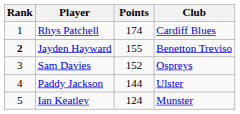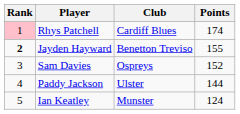columns swapped: (194, 13) <-> (134, 13)
(20, 30) no background -> (20, 30) pink background
